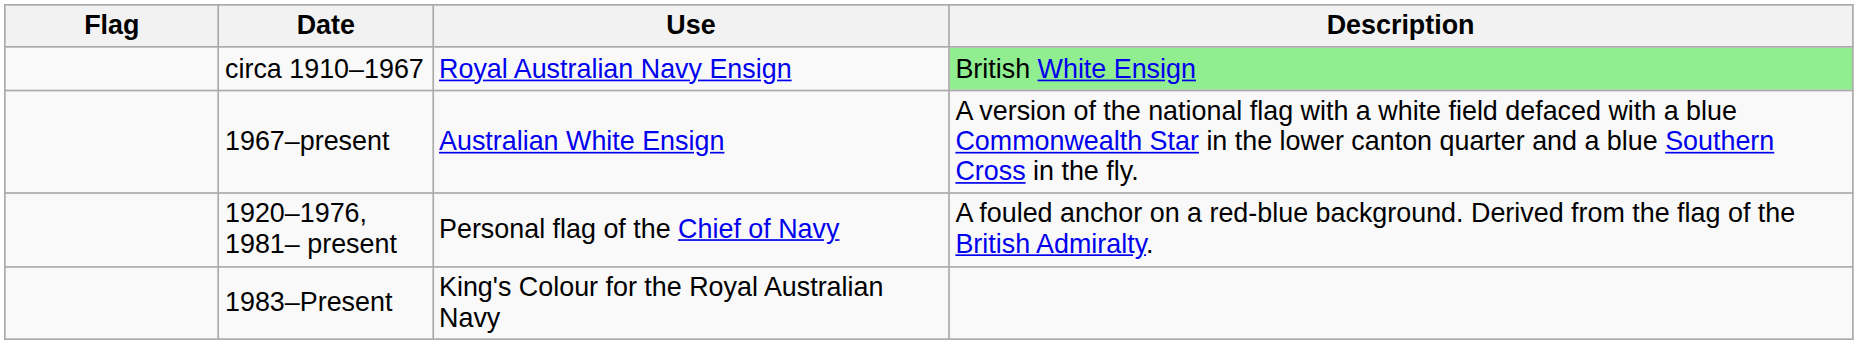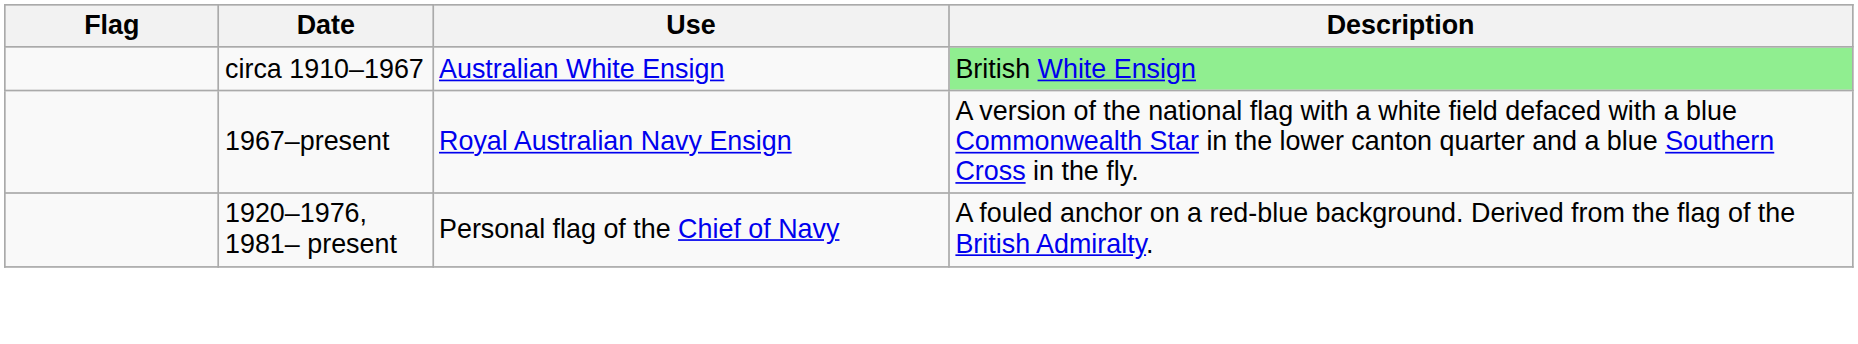(615, 68) Royal Australian Navy Ensign -> (582, 68) Australian White Ensign
(582, 141) Australian White Ensign -> (615, 141) Royal Australian Navy Ensign
- row: (309, 302)
